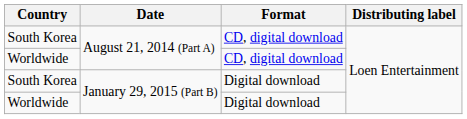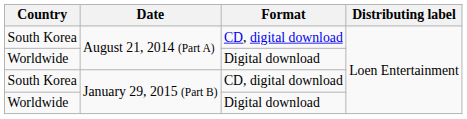(283, 59) CD, digital download -> (272, 59) Digital download
(272, 80) Digital download -> (283, 80) CD, digital download
